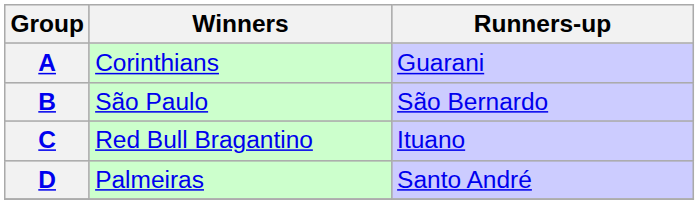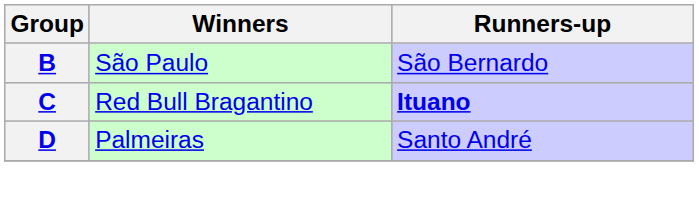- row: (47, 62)
(431, 140) normal -> (434, 101) bold
